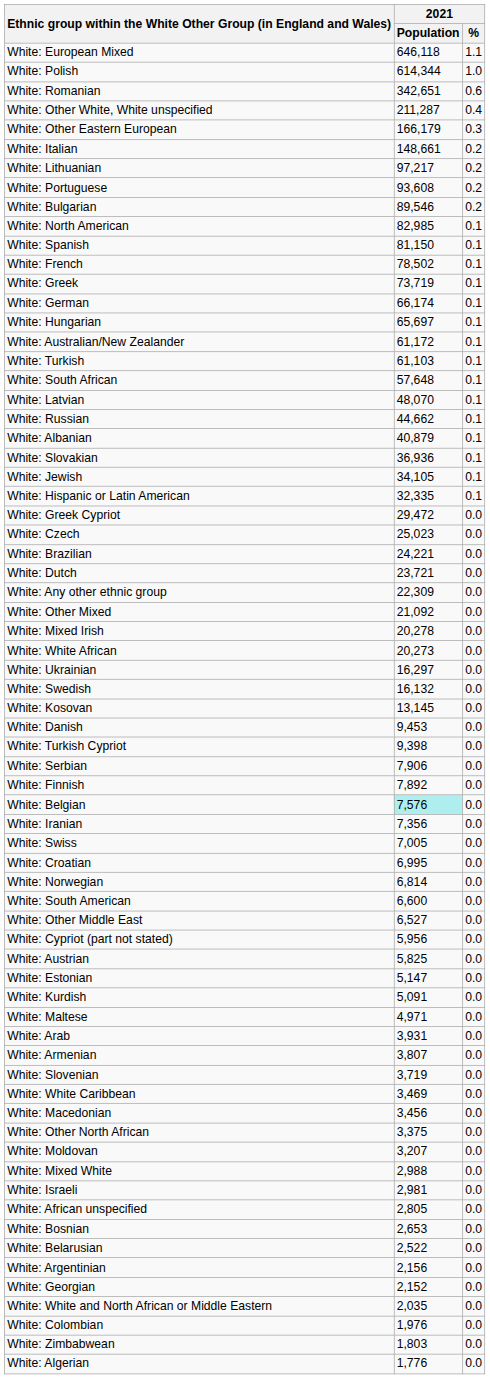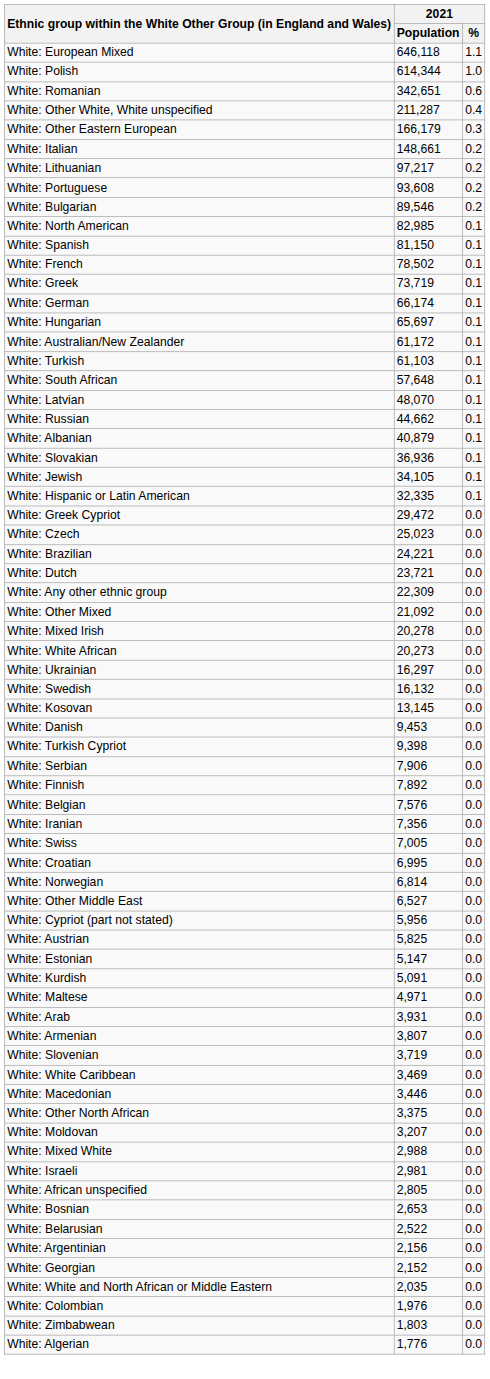(412, 804) paleturquoise background -> (412, 804) no background
- row: (69, 901)
(412, 1113) 3,456 -> (412, 1094) 3,446
